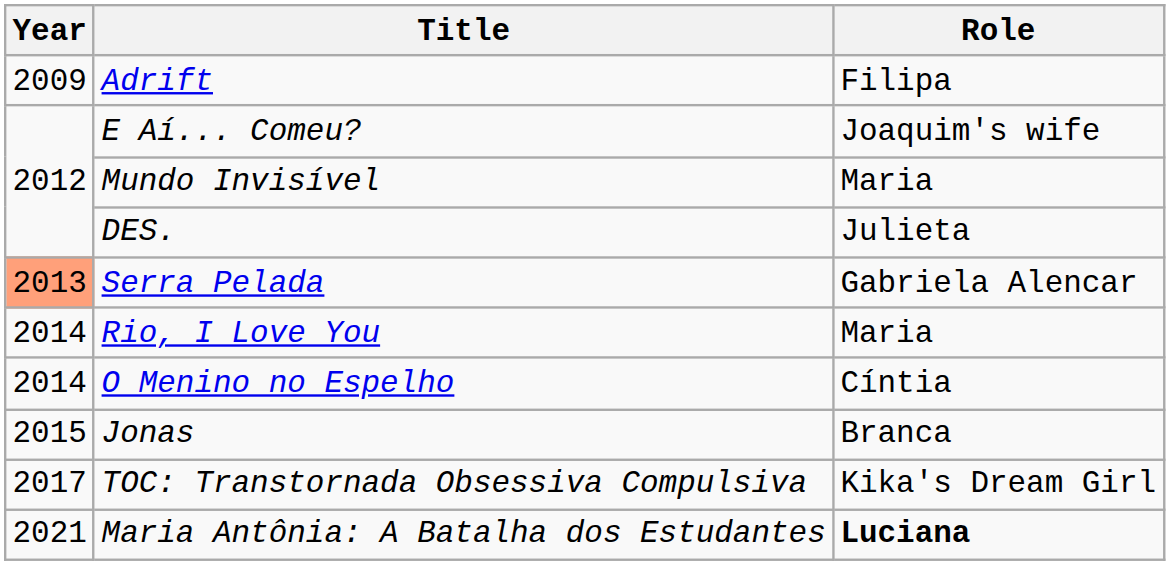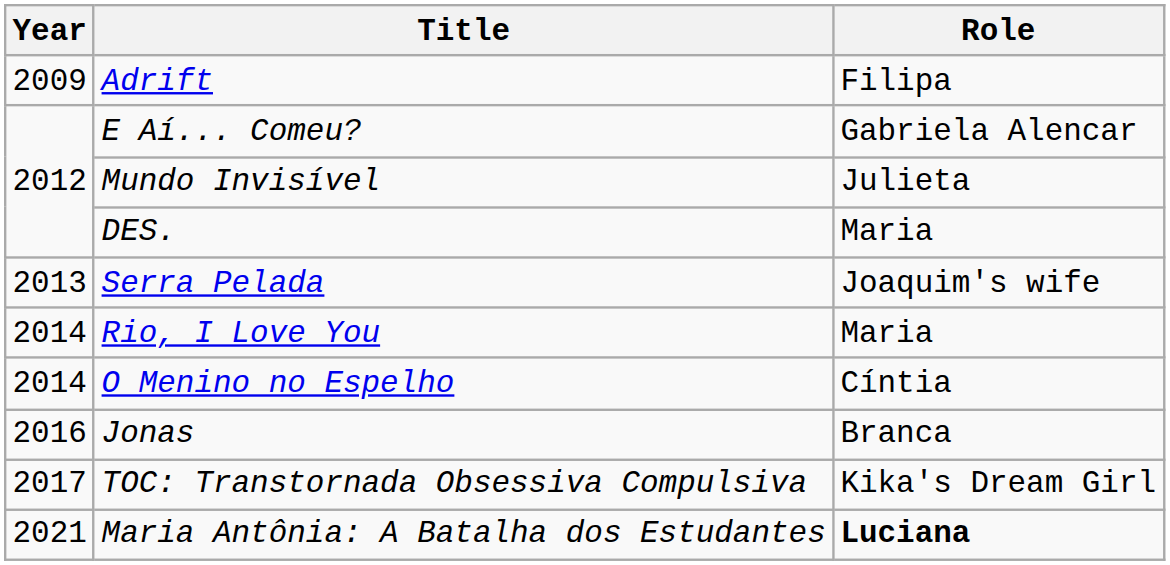(970, 131) Joaquim's wife -> (989, 131) Gabriela Alencar
(887, 182) Maria -> (905, 182) Julieta
(905, 232) Julieta -> (887, 232) Maria
(50, 283) lightsalmon background -> (50, 283) no background
(989, 283) Gabriela Alencar -> (970, 283) Joaquim's wife
(50, 434) 2015 -> (50, 434) 2016
